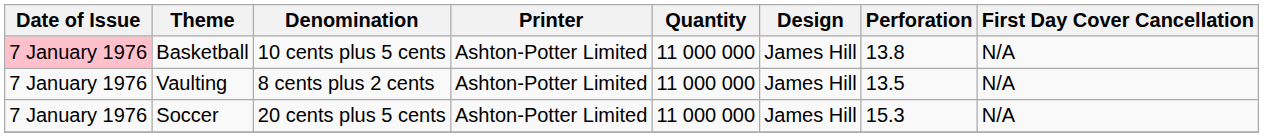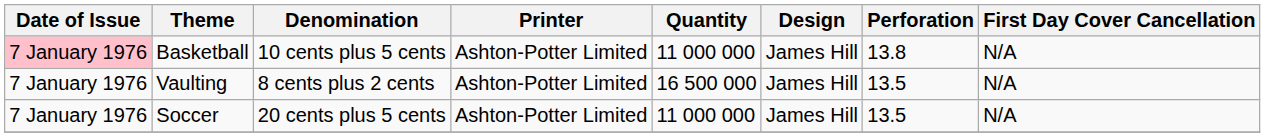(706, 83) 11 000 000 -> (707, 83) 16 500 000
(885, 115) 15.3 -> (887, 115) 13.5
